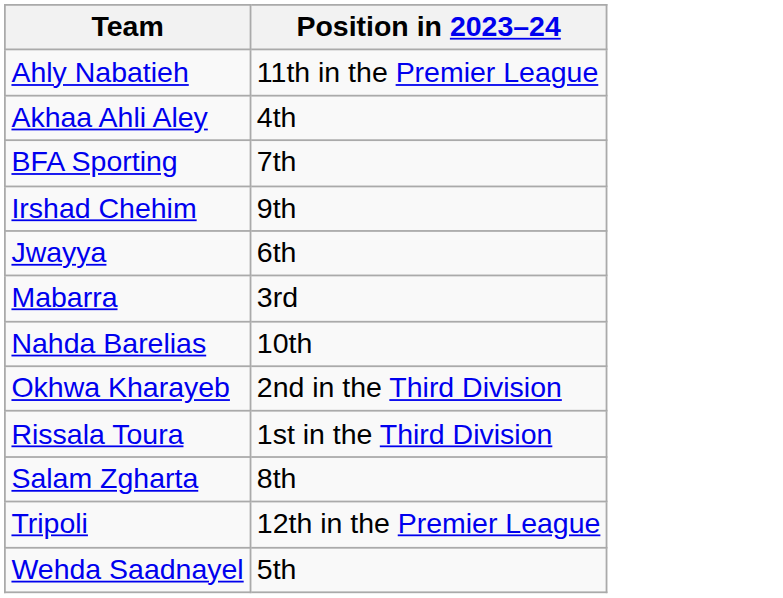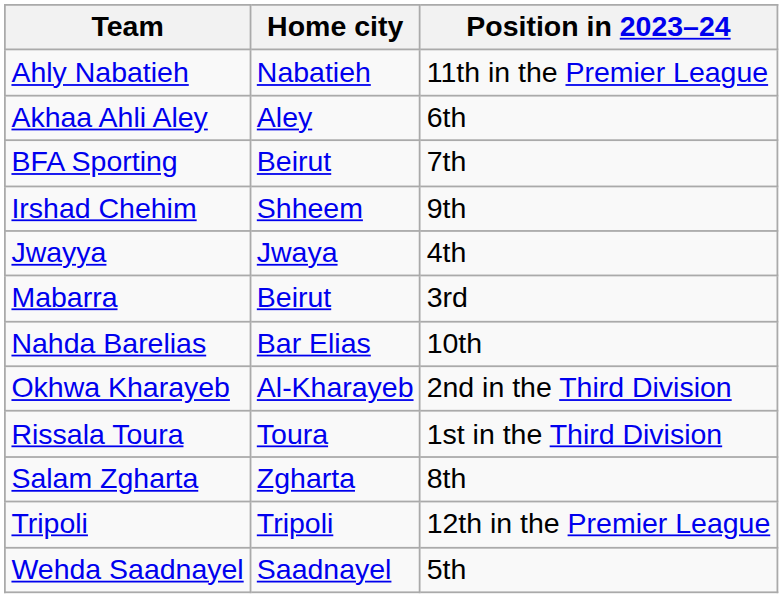+ column: (335, 27)
(277, 117) 4th -> (446, 117) 6th
(277, 252) 6th -> (446, 252) 4th
